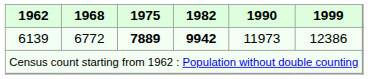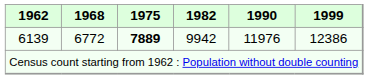(201, 38) bold -> (201, 38) normal
(262, 38) 11973 -> (262, 38) 11976
